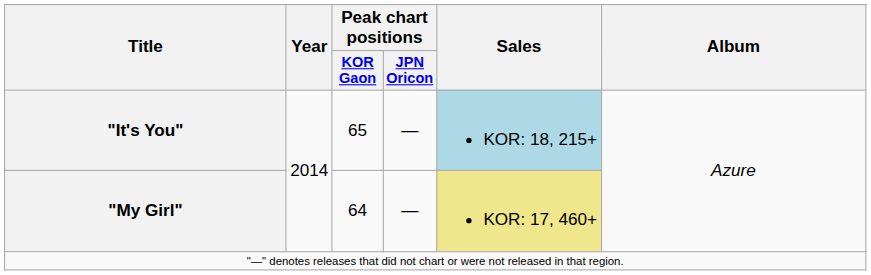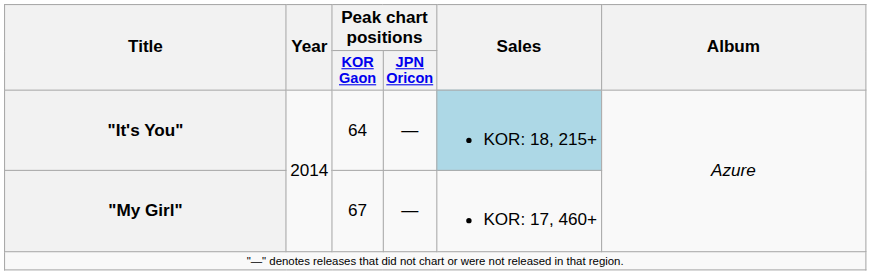(358, 130) 65 -> (358, 130) 64
(358, 210) 64 -> (358, 210) 67
(519, 221) khaki background -> (519, 221) no background
